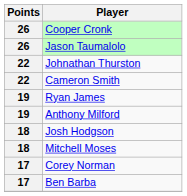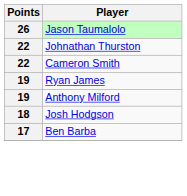- row: (79, 30)
- row: (81, 149)
- row: (80, 166)
